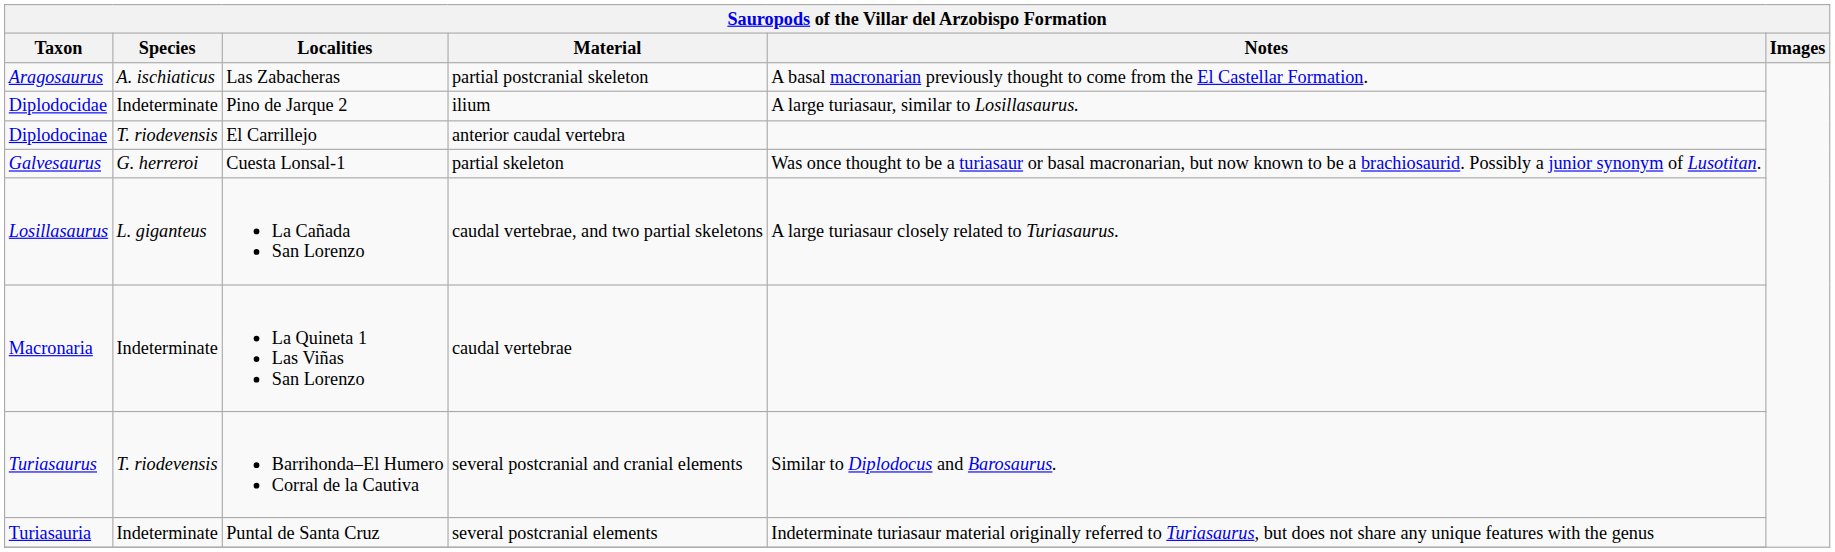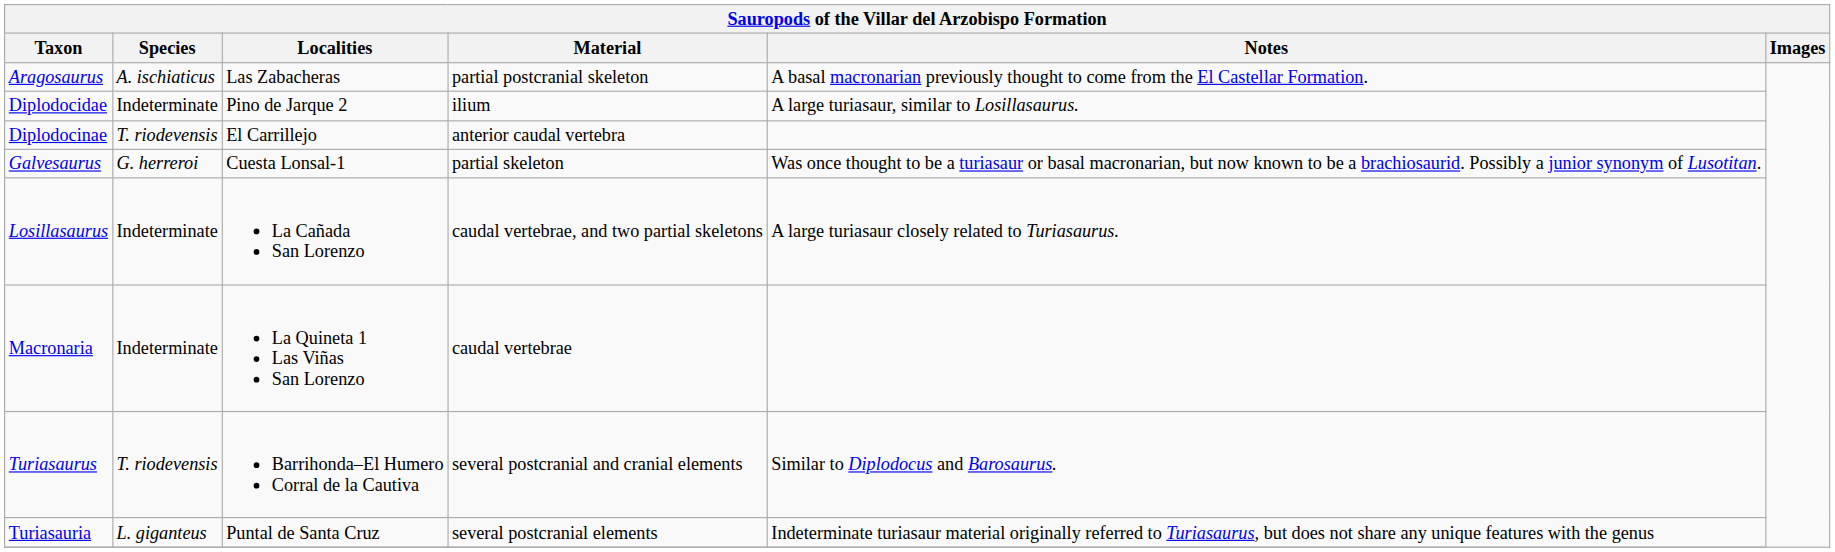(162, 231) L. giganteus -> (167, 231) Indeterminate
(167, 532) Indeterminate -> (162, 532) L. giganteus
